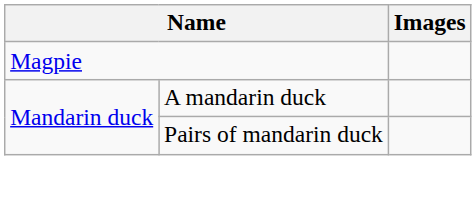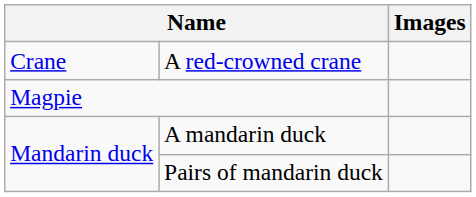+ row: (263, 60)
